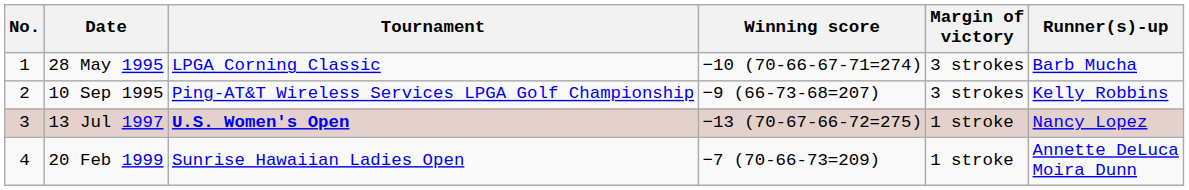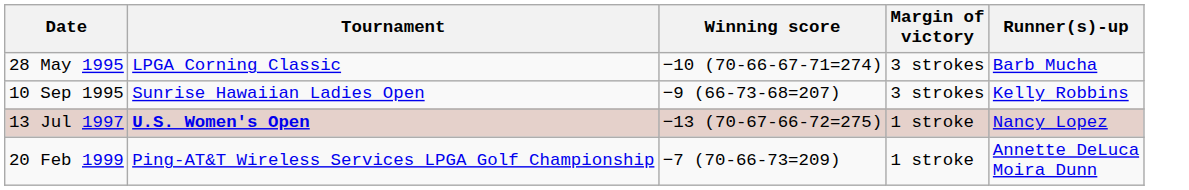- column: (25, 29)
(433, 95) Ping-AT&T Wireless Services LPGA Golf Championship -> (278, 95) Sunrise Hawaiian Ladies Open
(318, 161) Sunrise Hawaiian Ladies Open -> (393, 161) Ping-AT&T Wireless Services LPGA Golf Championship
